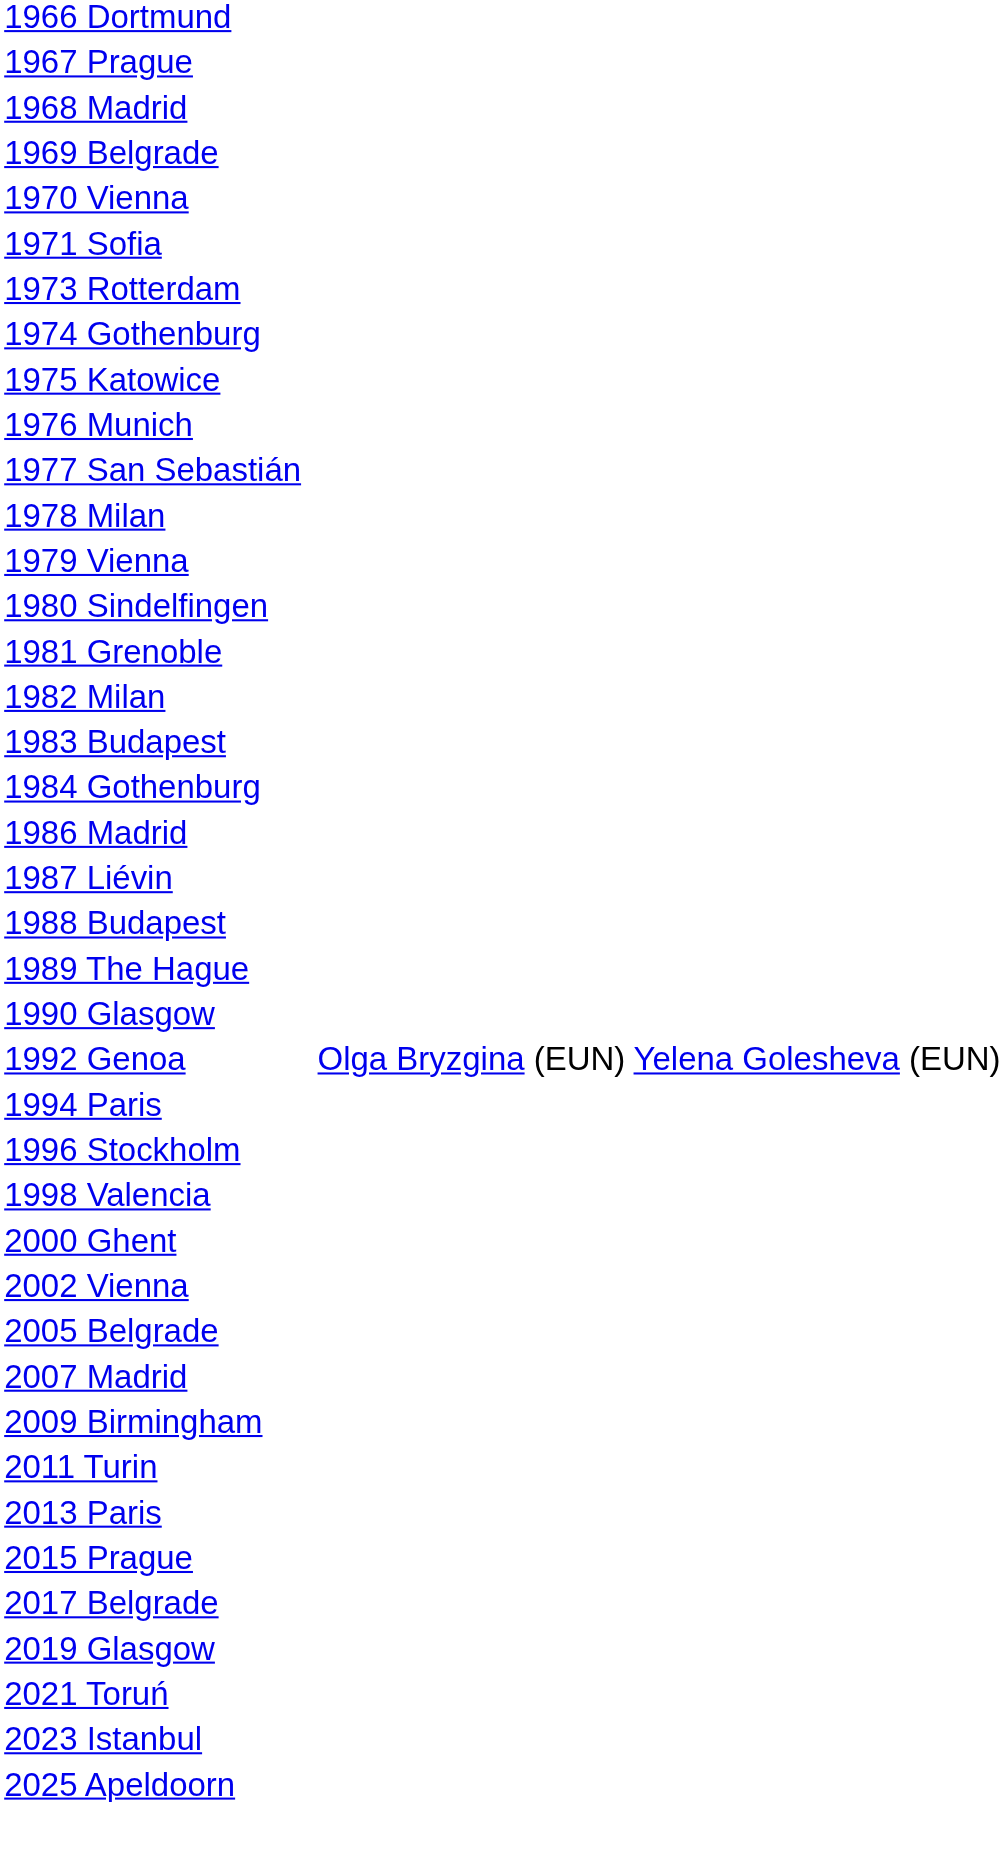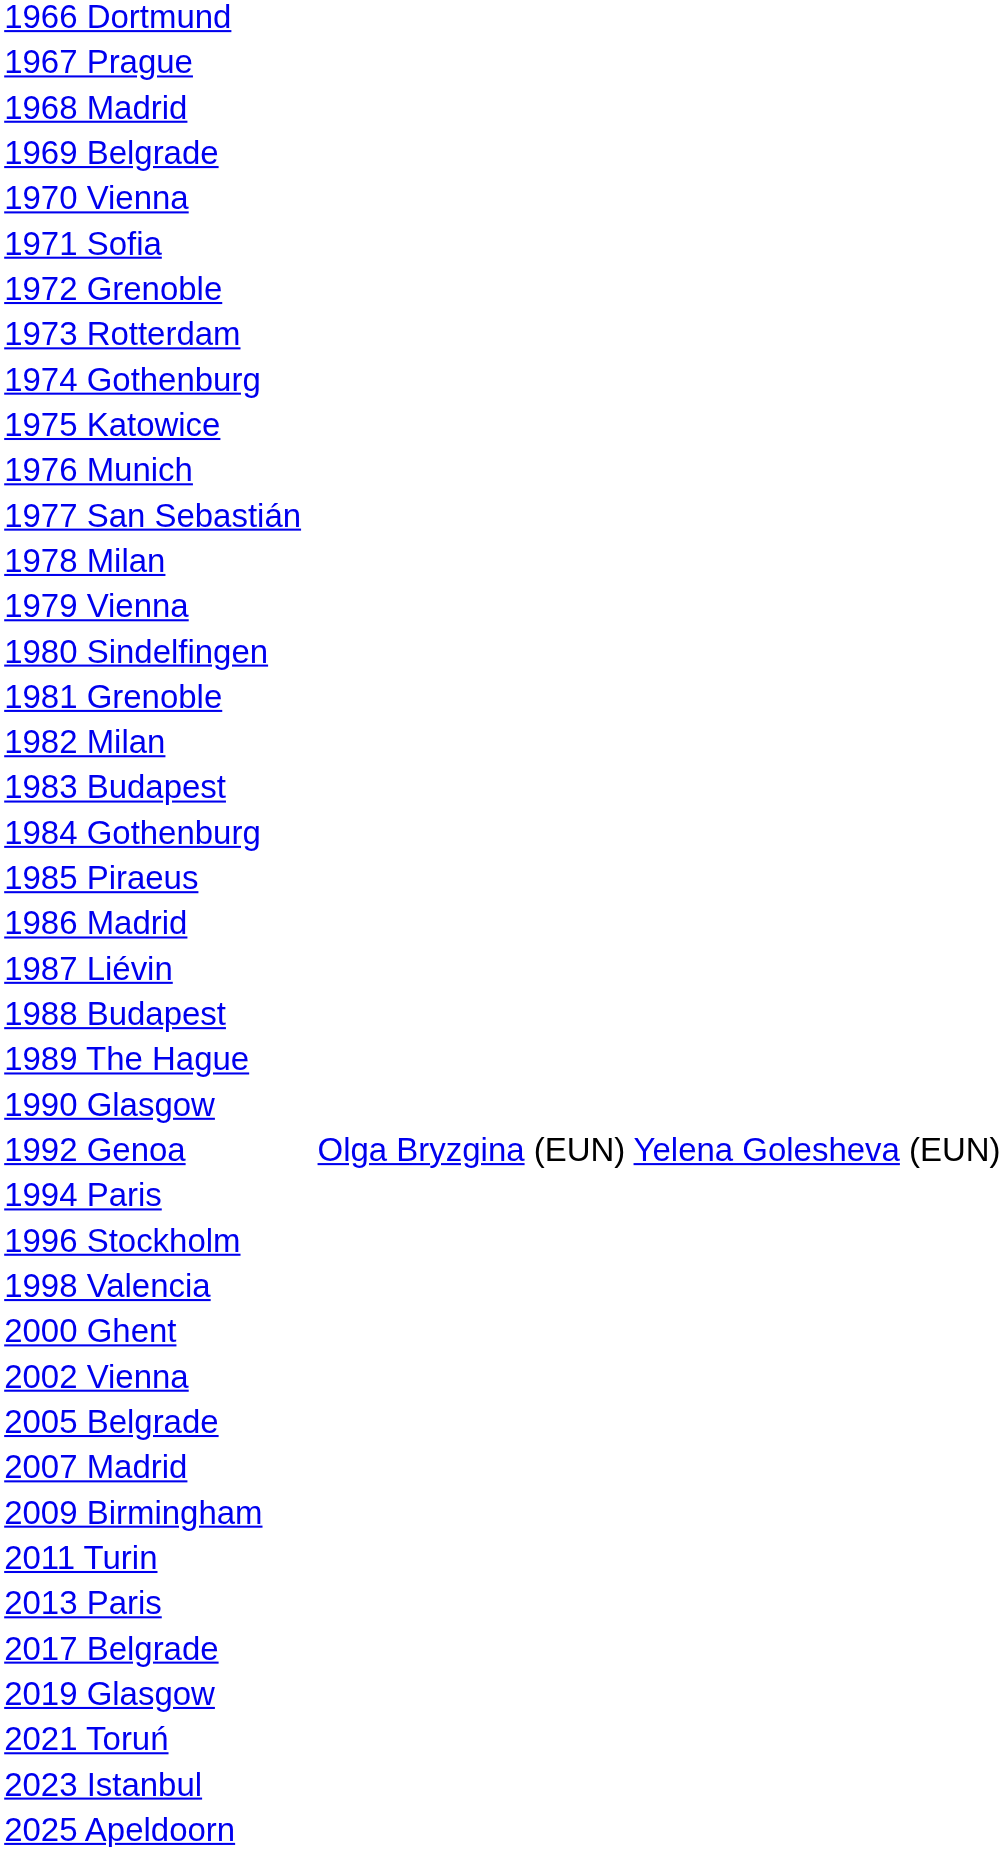+ row: (113, 289)
+ row: (101, 878)
- row: (99, 1558)
